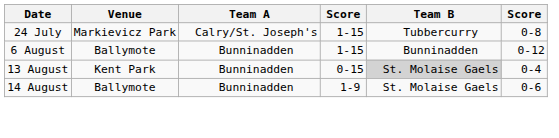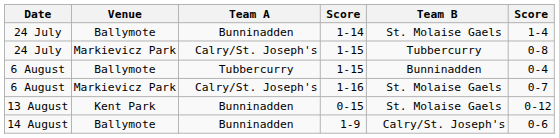+ row: (38, 32)
(249, 51) Bunninadden -> (249, 69) Tubbercurry
(524, 51) 0-12 -> (531, 69) 0-4
+ row: (38, 87)
(434, 69) lightgrey background -> (437, 106) no background
(524, 69) 0-4 -> (531, 106) 0-12
(434, 87) St. Molaise Gaels -> (437, 124) Calry/St. Joseph's
